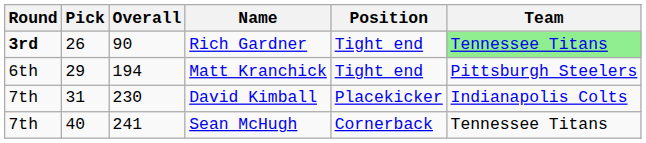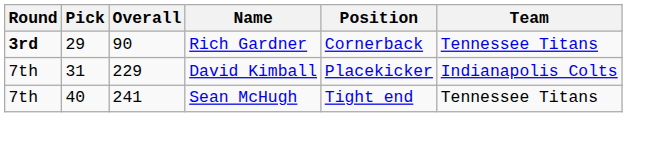(75, 45) 26 -> (75, 45) 29
(379, 45) Tight end -> (374, 45) Cornerback
(529, 45) lightgreen background -> (519, 45) no background
- row: (258, 71)
(127, 98) 230 -> (127, 71) 229
(384, 125) Cornerback -> (369, 98) Tight end
